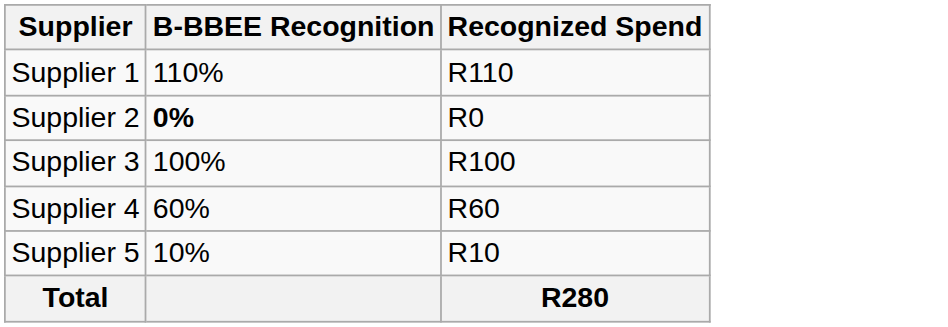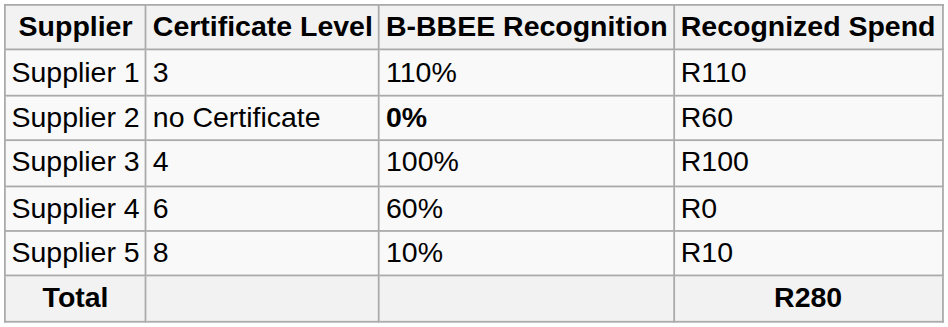+ column: (263, 27)
(466, 117) R0 -> (707, 117) R60
(474, 207) R60 -> (699, 207) R0
